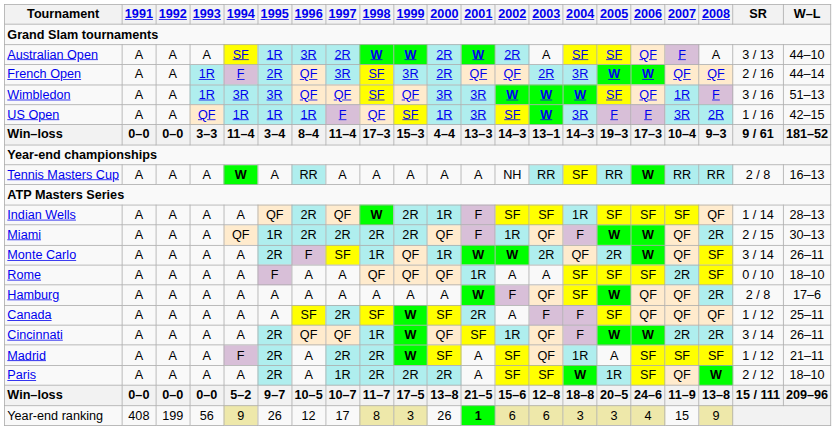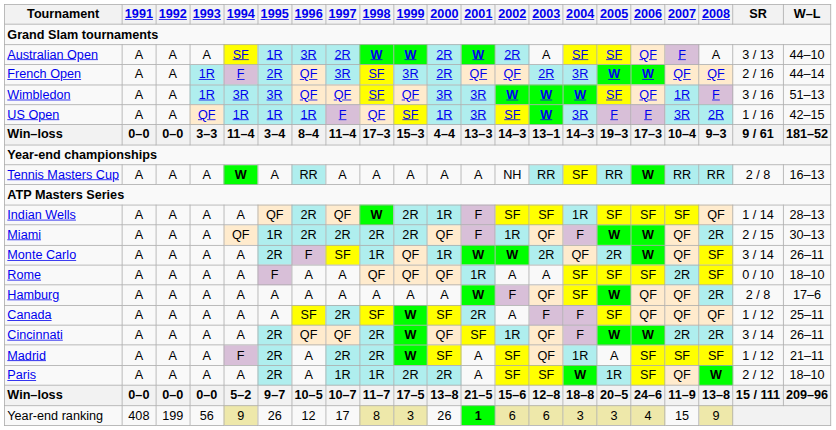(377, 335) 1R -> (377, 335) 2R
(377, 375) 2R -> (377, 375) 1R
